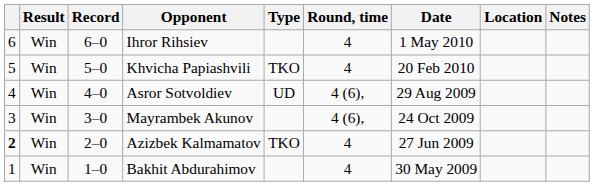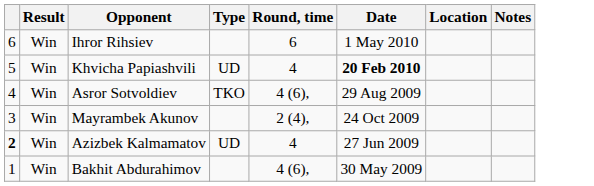- column: (96, 17)
(348, 42) 4 -> (293, 42) 6
(284, 67) TKO -> (229, 67) UD
(436, 67) normal -> (381, 67) bold
(284, 93) UD -> (229, 93) TKO
(348, 118) 4 (6), -> (293, 118) 2 (4),
(284, 143) TKO -> (229, 143) UD
(348, 169) 4 -> (293, 169) 4 (6),
